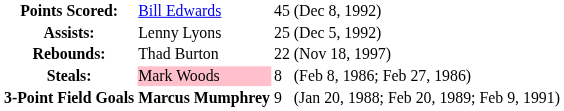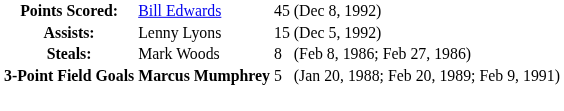(282, 32) 25 -> (282, 32) 15
- row: (69, 54)
(179, 76) pink background -> (179, 54) no background
(278, 98) 9 -> (278, 76) 5
